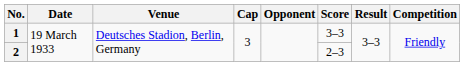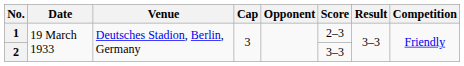(335, 33) 3–3 -> (335, 33) 2–3
(335, 52) 2–3 -> (335, 52) 3–3
